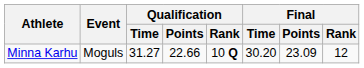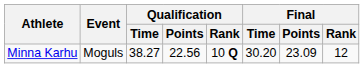(145, 54) 31.27 -> (145, 54) 38.27
(185, 54) 22.66 -> (185, 54) 22.56
